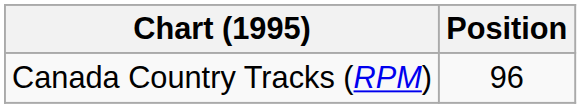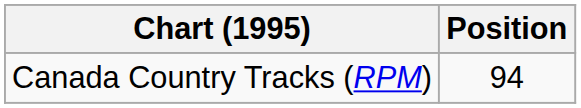(507, 77) 96 -> (507, 77) 94
